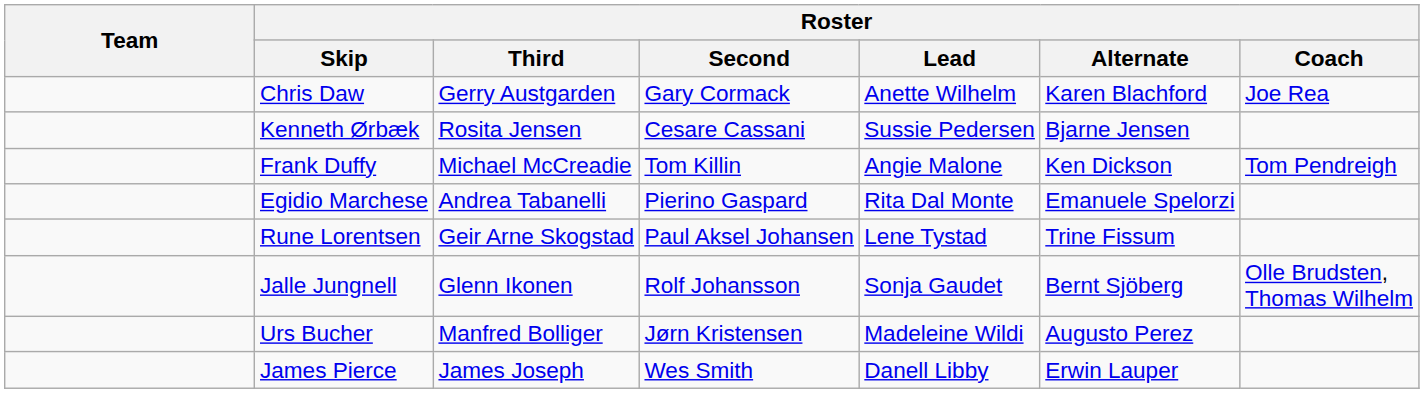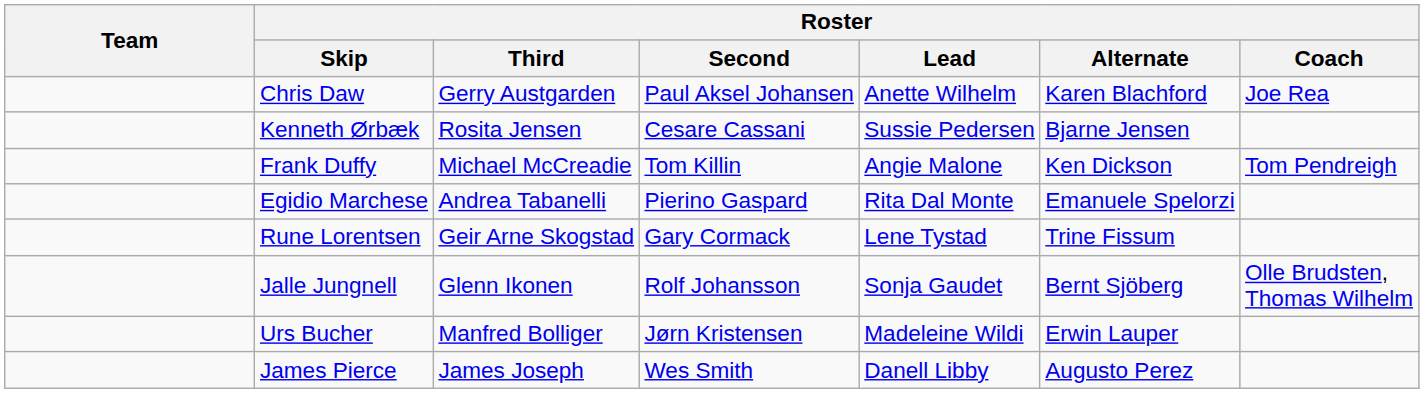(717, 93) Gary Cormack -> (749, 93) Paul Aksel Johansen
(749, 237) Paul Aksel Johansen -> (717, 237) Gary Cormack
(1119, 333) Augusto Perez -> (1112, 333) Erwin Lauper
(1112, 369) Erwin Lauper -> (1119, 369) Augusto Perez
